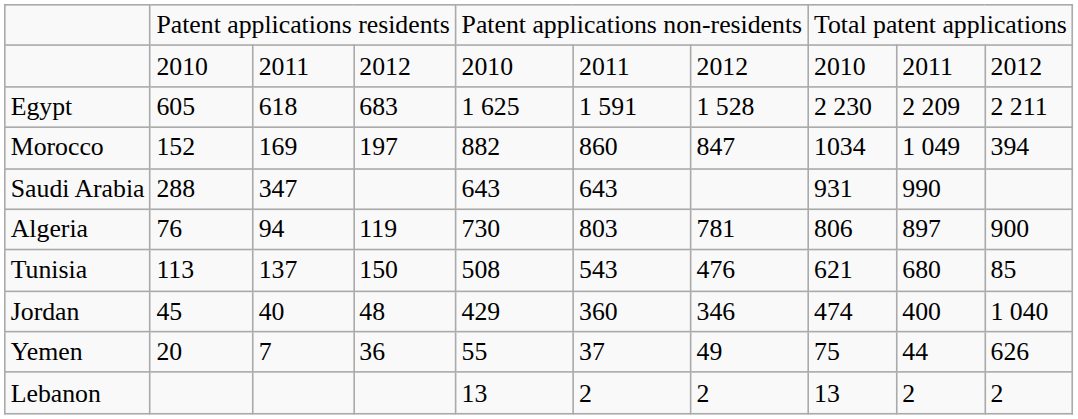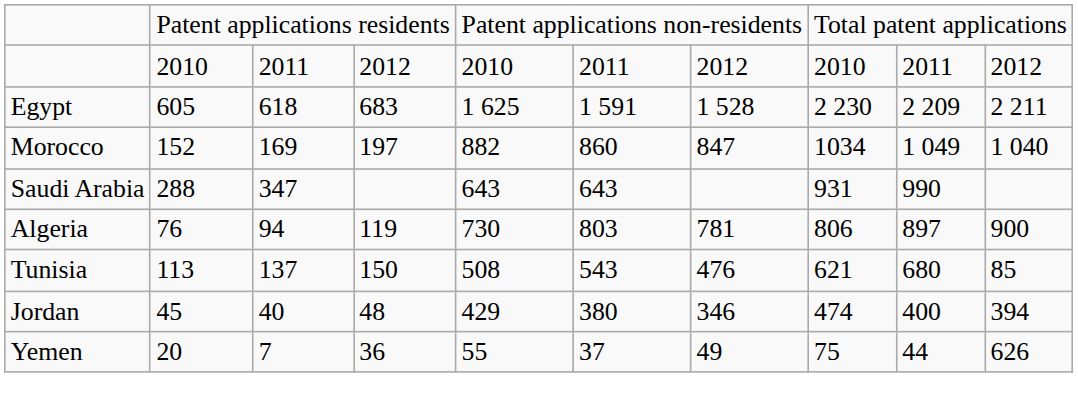(1010, 147) 394 -> (1019, 147) 1 040
(598, 310) 360 -> (598, 310) 380
(1019, 310) 1 040 -> (1010, 310) 394
- row: (56, 392)
